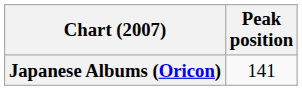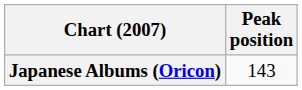(261, 70) 141 -> (261, 70) 143
